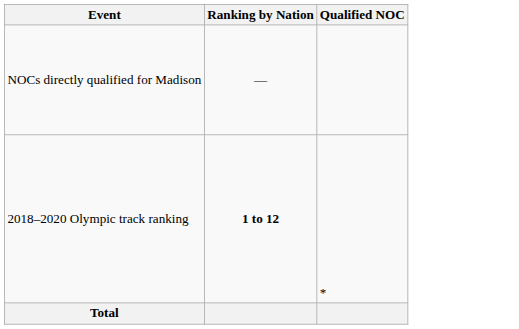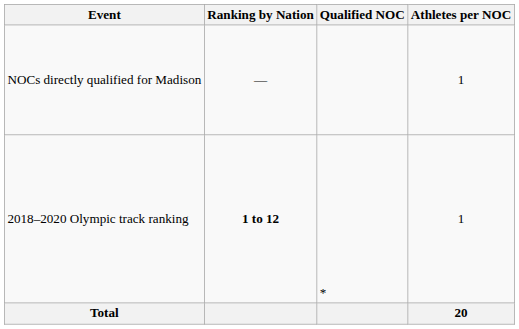+ column: (461, 14)
